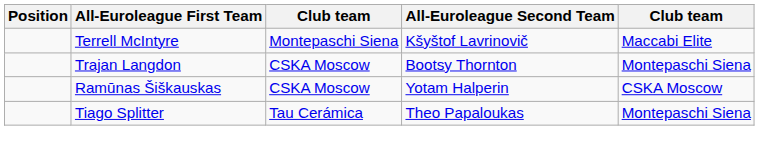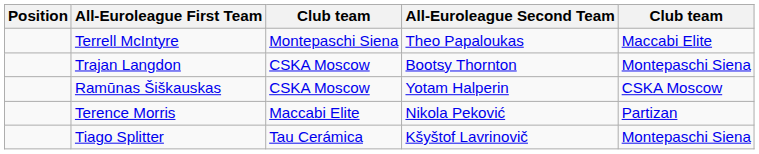(467, 40) Kšyštof Lavrinovič -> (465, 40) Theo Papaloukas
+ row: (125, 112)
(465, 112) Theo Papaloukas -> (467, 137) Kšyštof Lavrinovič
